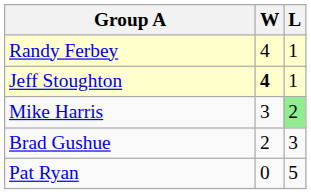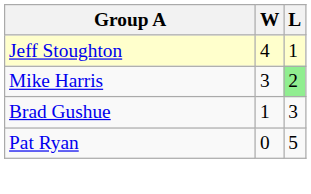- row: (64, 50)
(265, 81) bold -> (265, 50) normal
(265, 142) 2 -> (265, 111) 1
